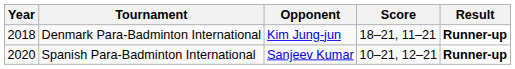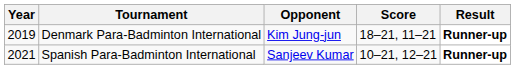(21, 35) 2018 -> (21, 35) 2019
(21, 55) 2020 -> (21, 55) 2021
